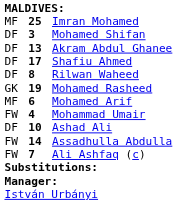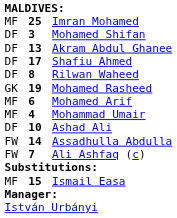(11, 114) FW -> (11, 114) MF
+ row: (89, 181)
